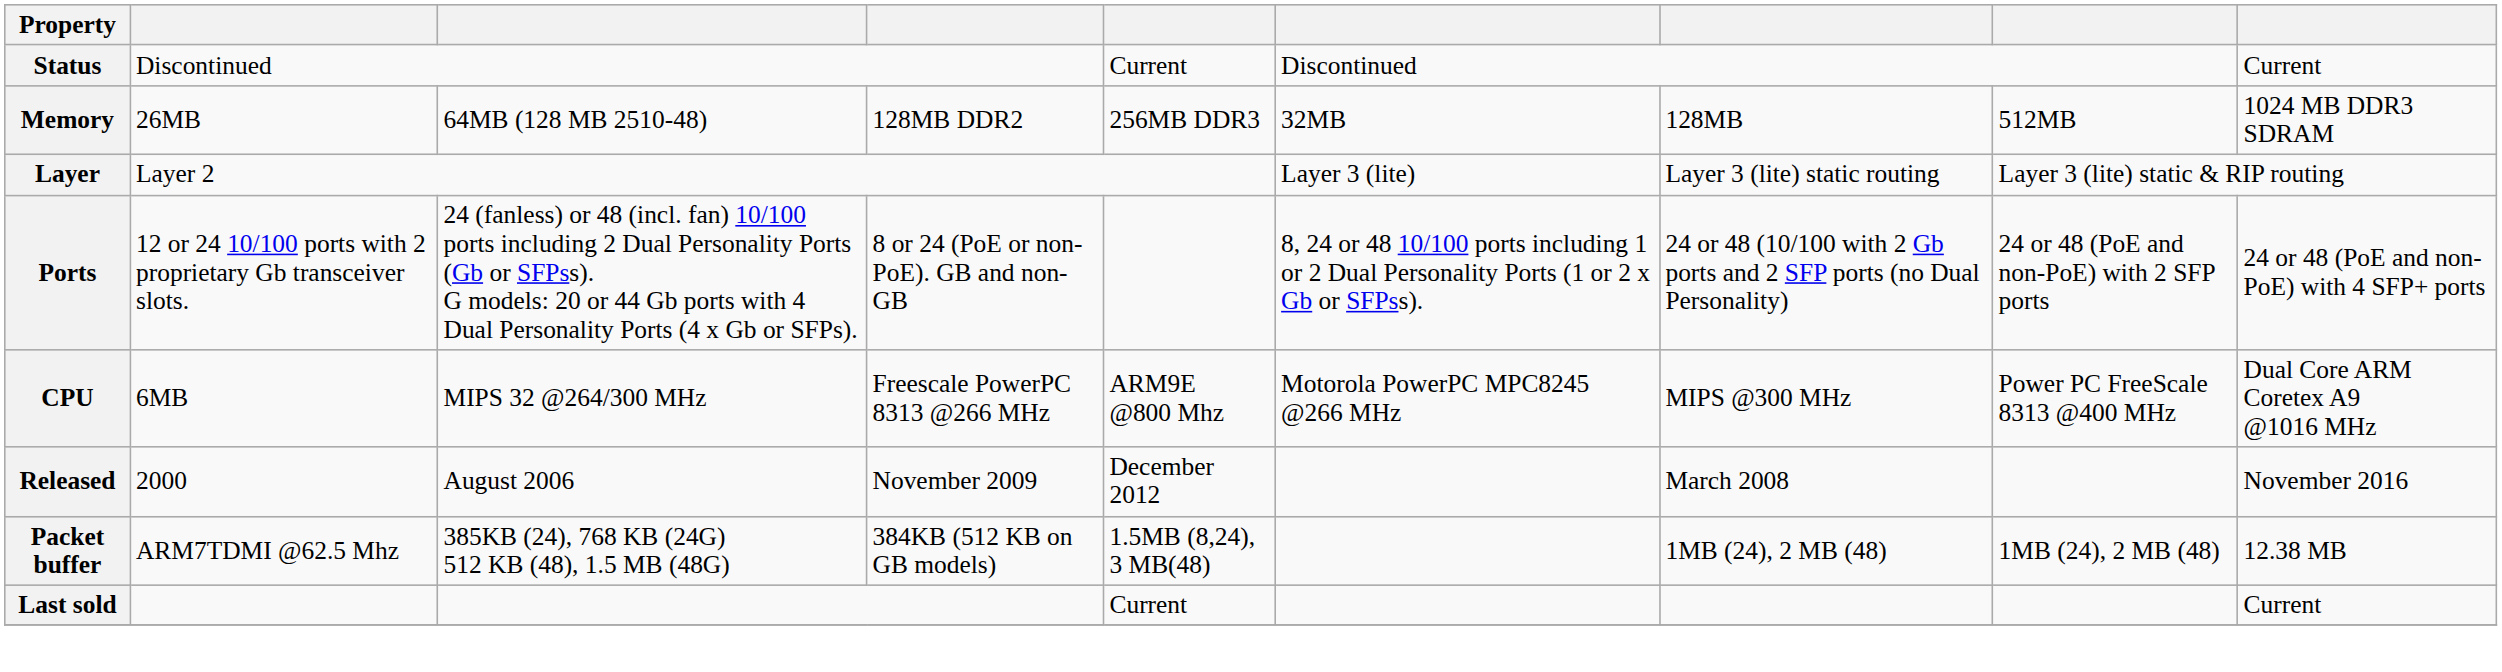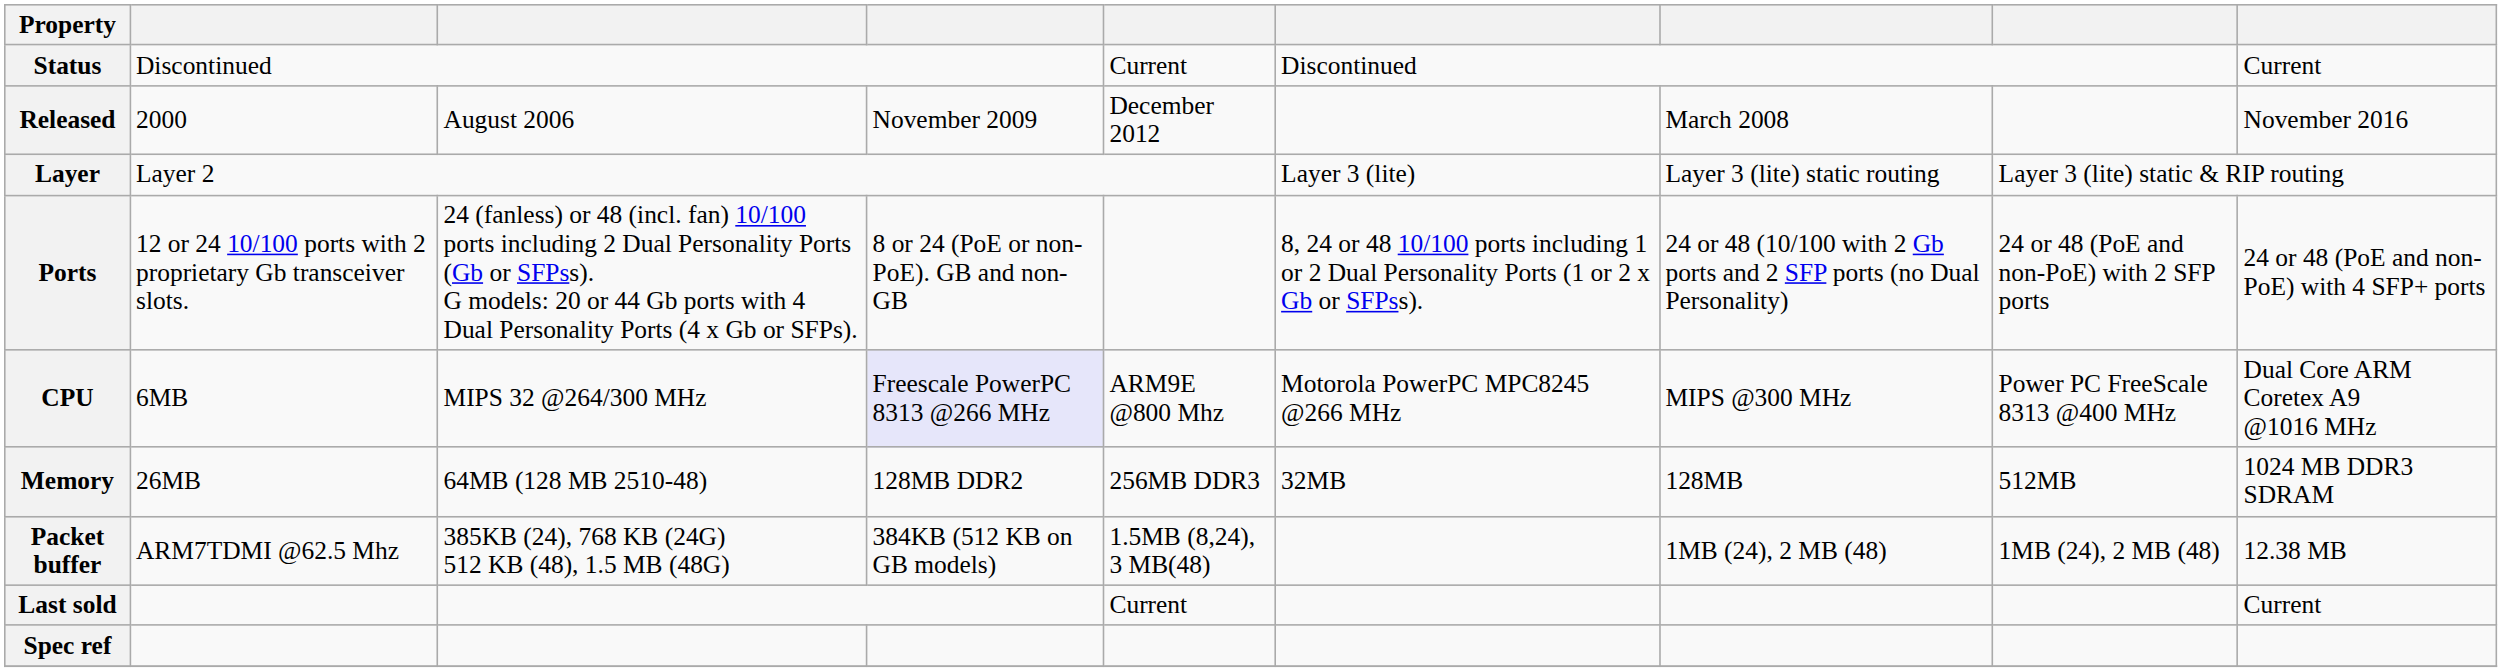rows swapped: (67, 481) <-> (67, 119)
(972, 398) no background -> (972, 398) lavender background
+ row: (67, 645)
